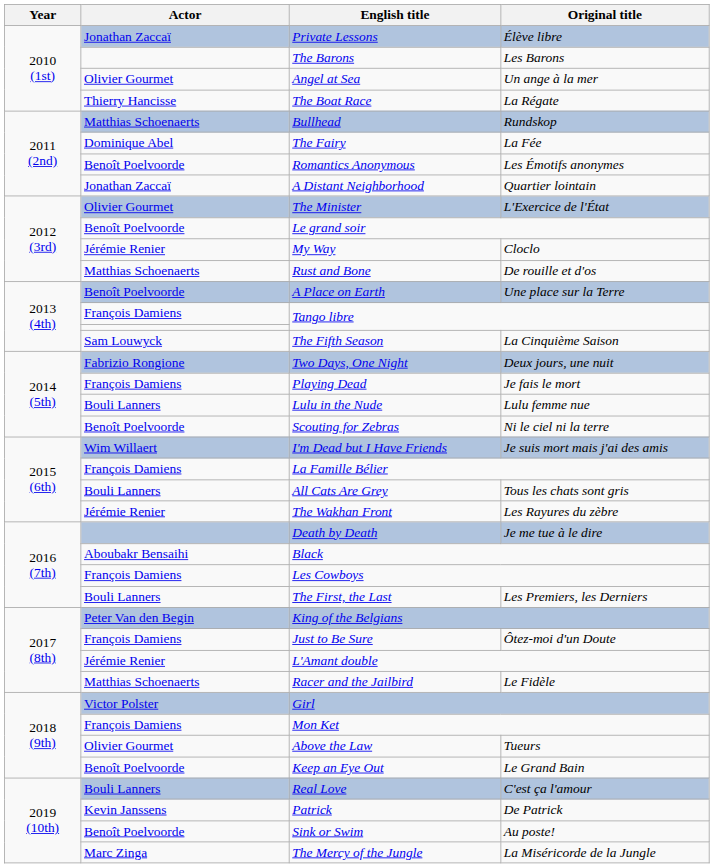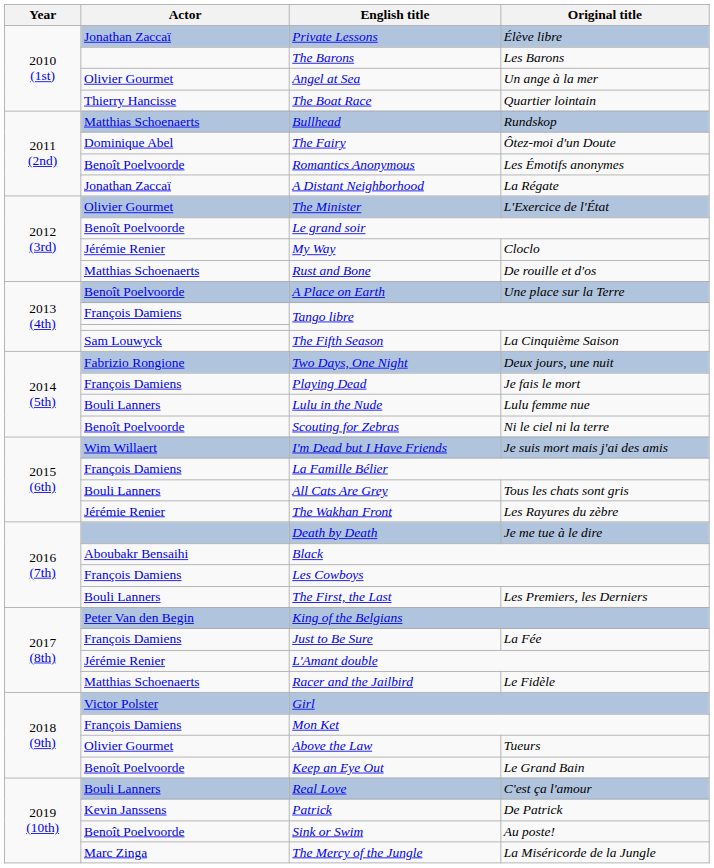(531, 100) La Régate -> (550, 100) Quartier lointain
(523, 143) La Fée -> (560, 143) Ôtez-moi d'un Doute
(550, 185) Quartier lointain -> (531, 185) La Régate
(560, 639) Ôtez-moi d'un Doute -> (523, 639) La Fée
